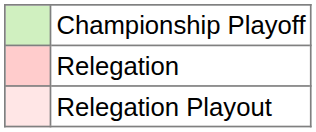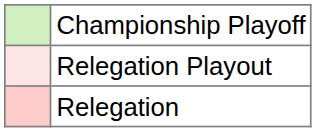rows swapped: (164, 106) <-> (118, 66)
